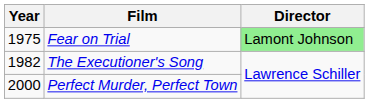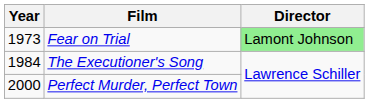(24, 39) 1975 -> (24, 39) 1973
(24, 62) 1982 -> (24, 62) 1984
